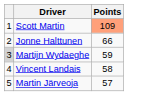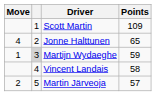+ column: (18, 11)
(107, 25) lightsalmon background -> (135, 25) no background
(107, 40) 66 -> (135, 40) 65
